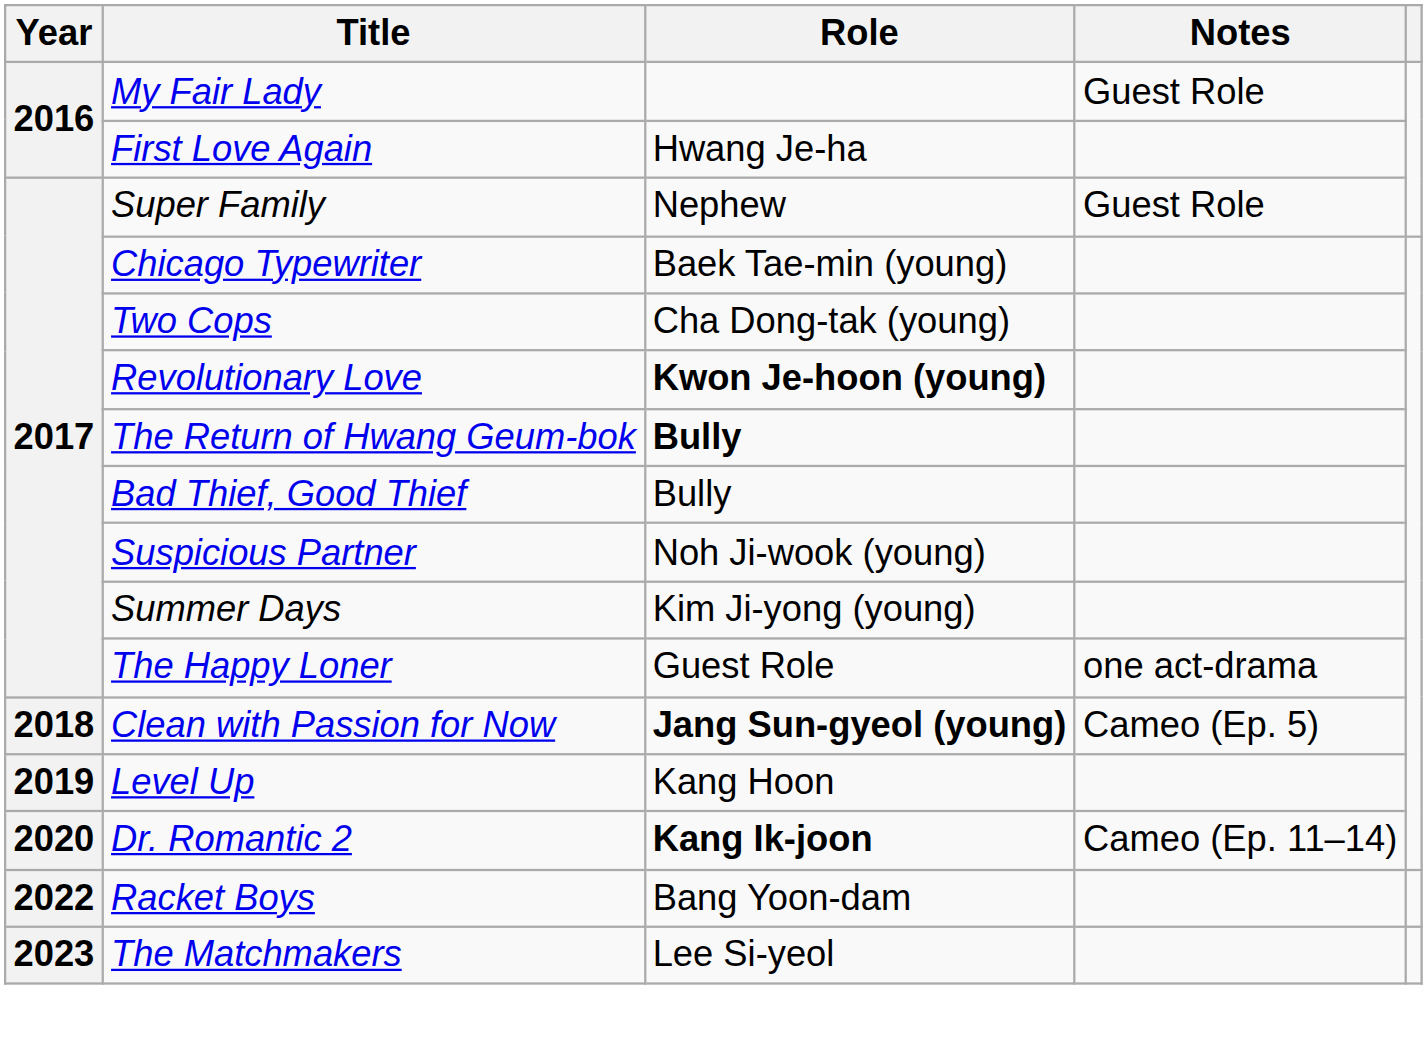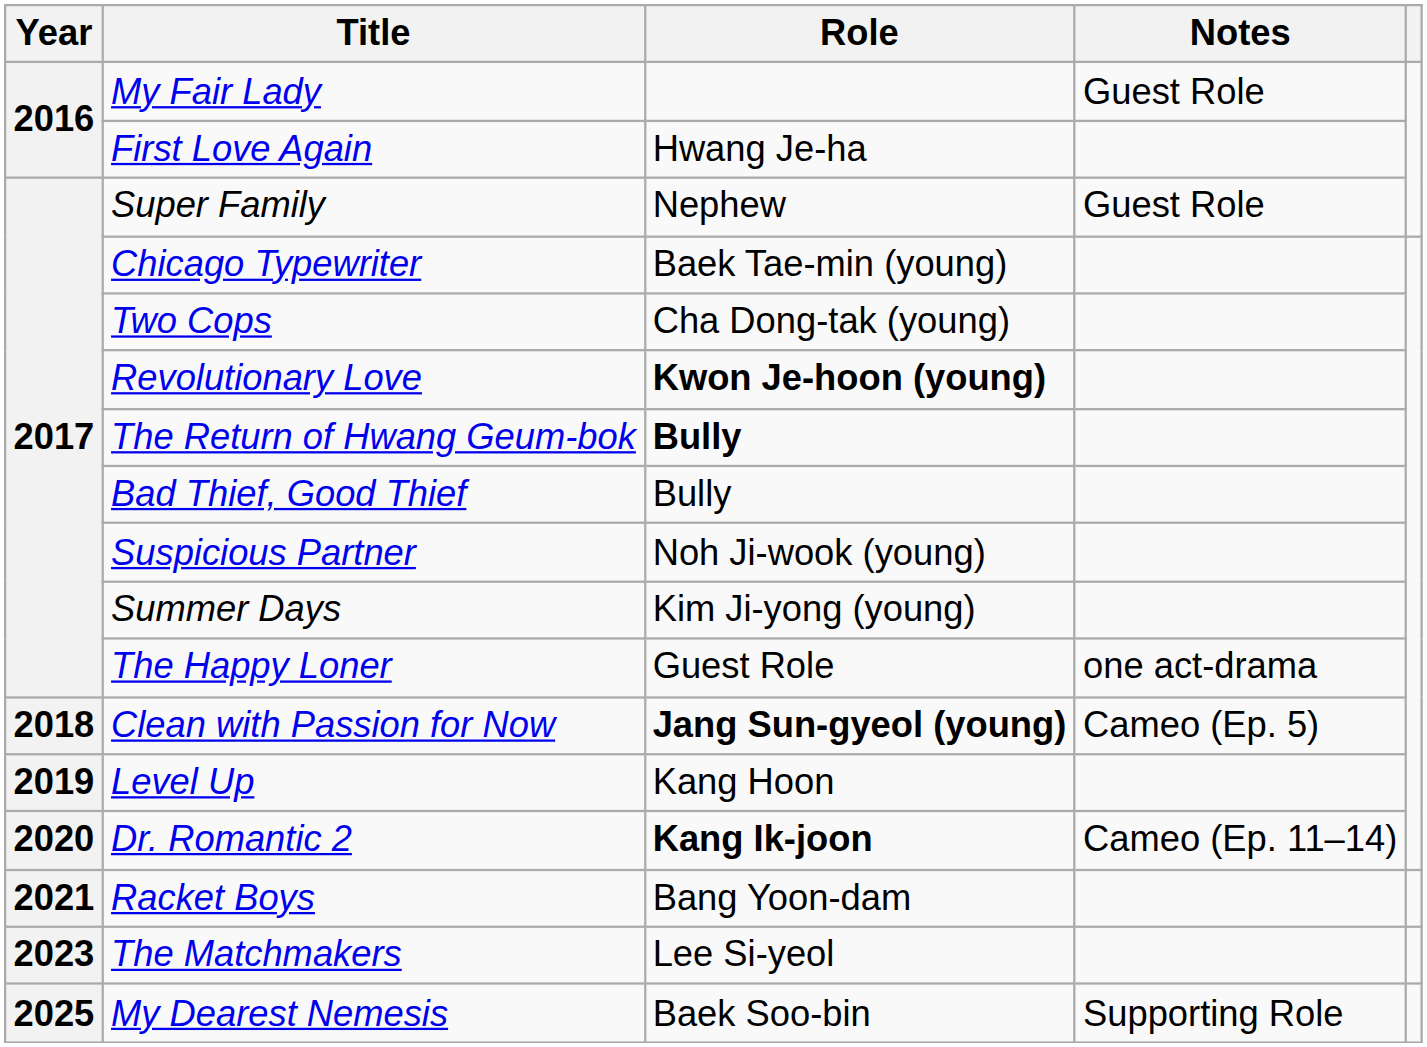(54, 897) 2022 -> (54, 897) 2021
+ row: (280, 1012)
